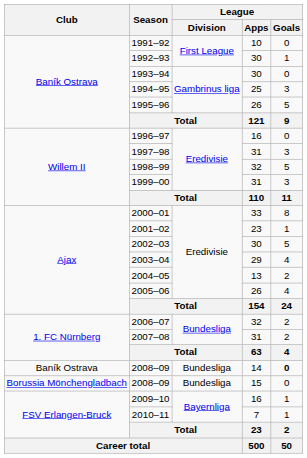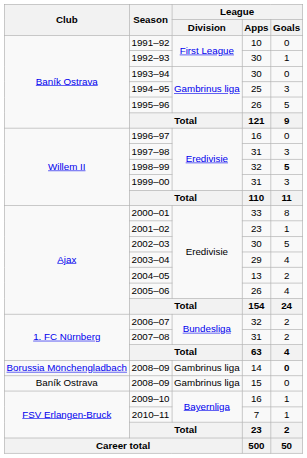(287, 167) normal -> (287, 167) bold
(67, 368) Baník Ostrava -> (67, 368) Borussia Mönchengladbach
(207, 368) Bundesliga -> (207, 368) Gambrinus liga
(67, 383) Borussia Mönchengladbach -> (67, 383) Baník Ostrava
(207, 383) Bundesliga -> (207, 383) Gambrinus liga
